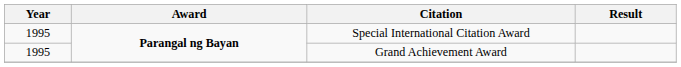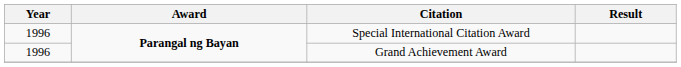(38, 33) 1995 -> (38, 33) 1996
(38, 52) 1995 -> (38, 52) 1996
